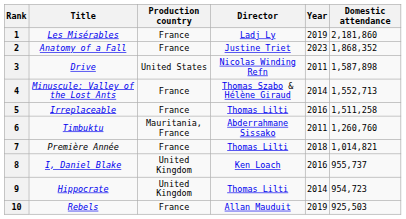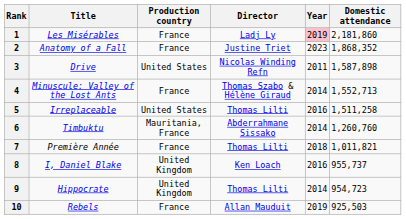(317, 35) no background -> (317, 35) pink background
(174, 109) France -> (174, 109) United States
(317, 128) 2011 -> (317, 128) 2014
(354, 147) 1,014,821 -> (354, 147) 1,011,821
